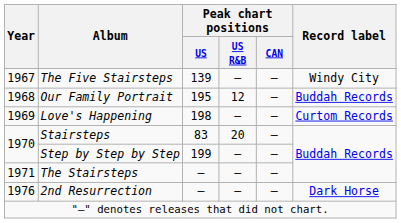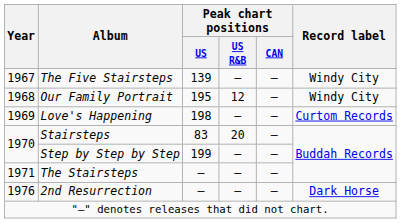(344, 97) Buddah Records -> (344, 97) Windy City
